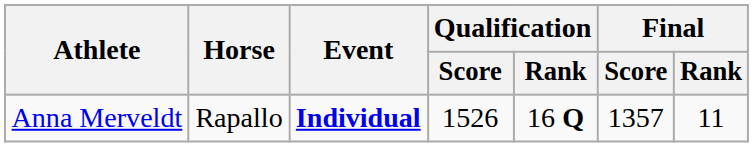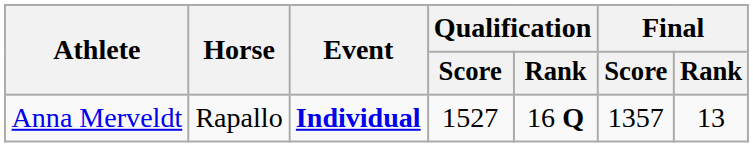(470, 118) 1526 -> (470, 118) 1527
(711, 118) 11 -> (711, 118) 13
